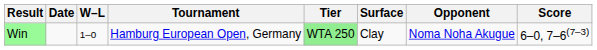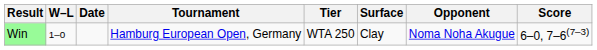columns swapped: (92, 13) <-> (62, 13)
(331, 34) lightgreen background -> (331, 34) no background
